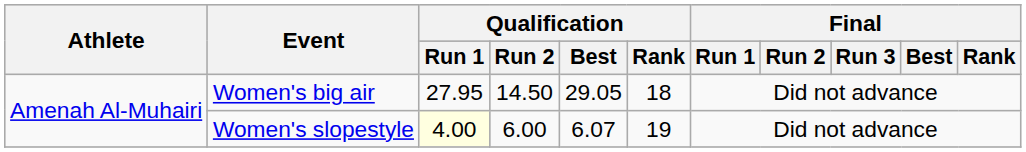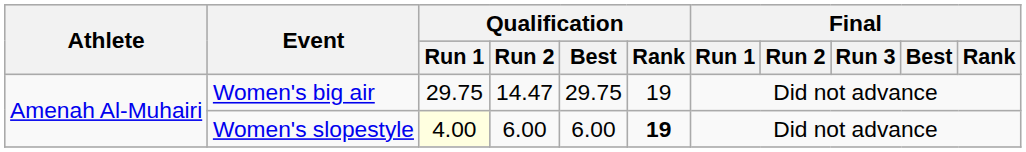(454, 93) 27.95 -> (454, 93) 29.75
(525, 93) 14.50 -> (525, 93) 14.47
(593, 93) 29.05 -> (593, 93) 29.75
(659, 93) 18 -> (659, 93) 19
(593, 129) 6.07 -> (593, 129) 6.00
(659, 129) normal -> (659, 129) bold
